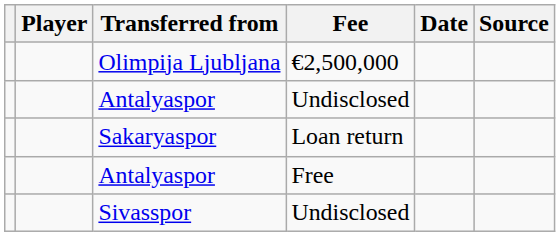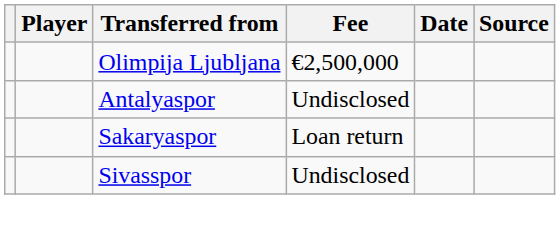- row: (157, 174)
